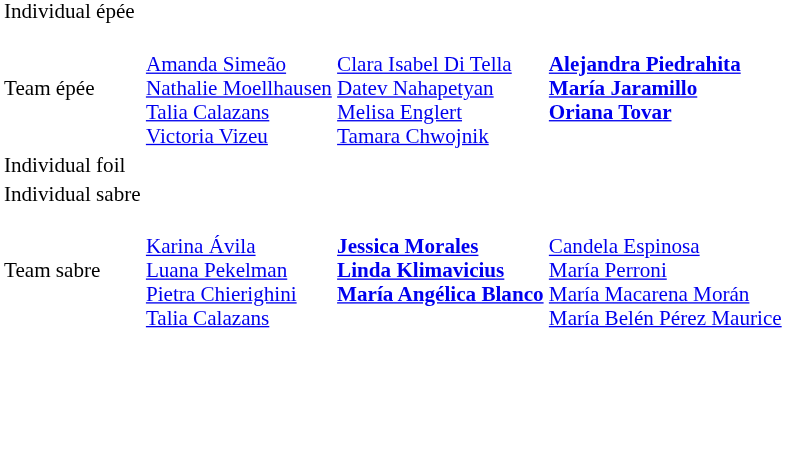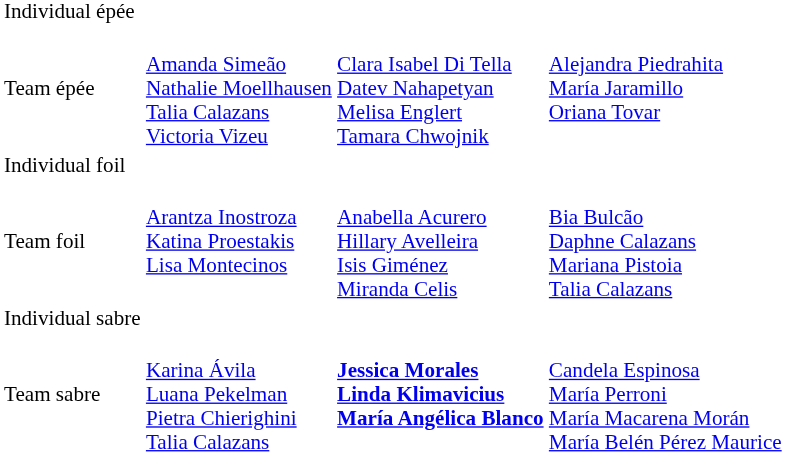(645, 88) bold -> (636, 88) normal
+ row: (45, 241)
